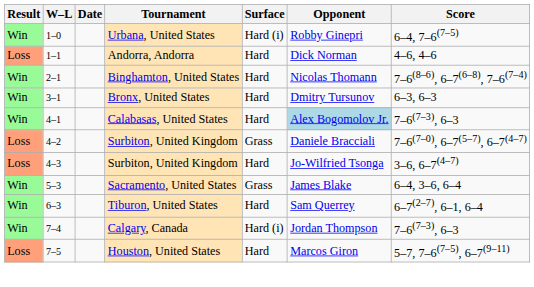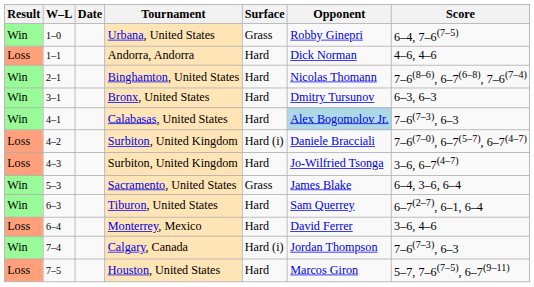(264, 35) Hard (i) -> (259, 35) Grass
(259, 141) Grass -> (264, 141) Hard (i)
+ row: (53, 227)
